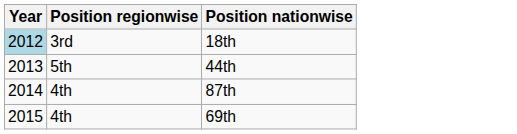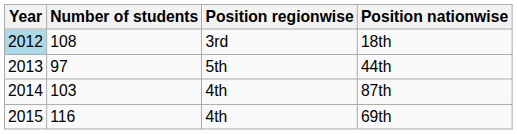+ column: (124, 16)
